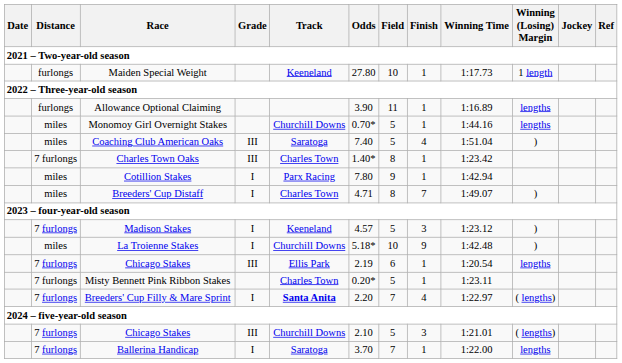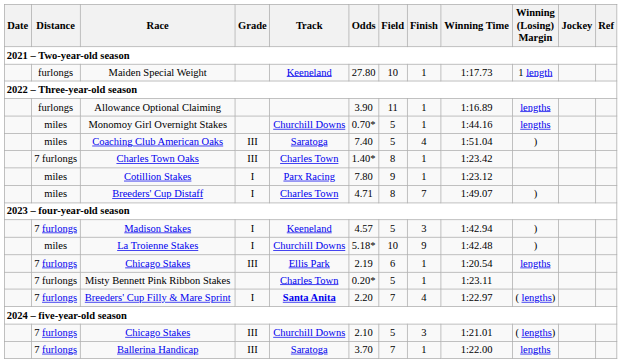(477, 177) 1:42.94 -> (477, 177) 1:23.12
(477, 229) 1:23.12 -> (477, 229) 1:42.94
(252, 350) I -> (252, 350) III
